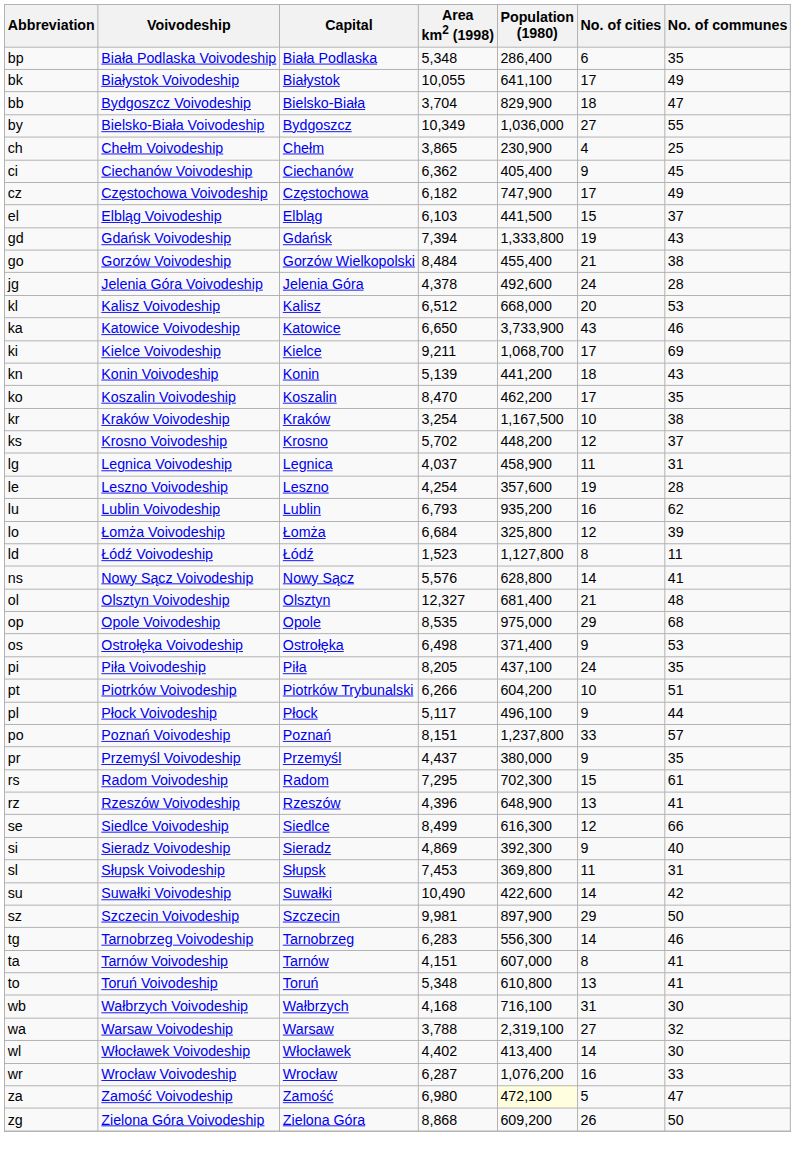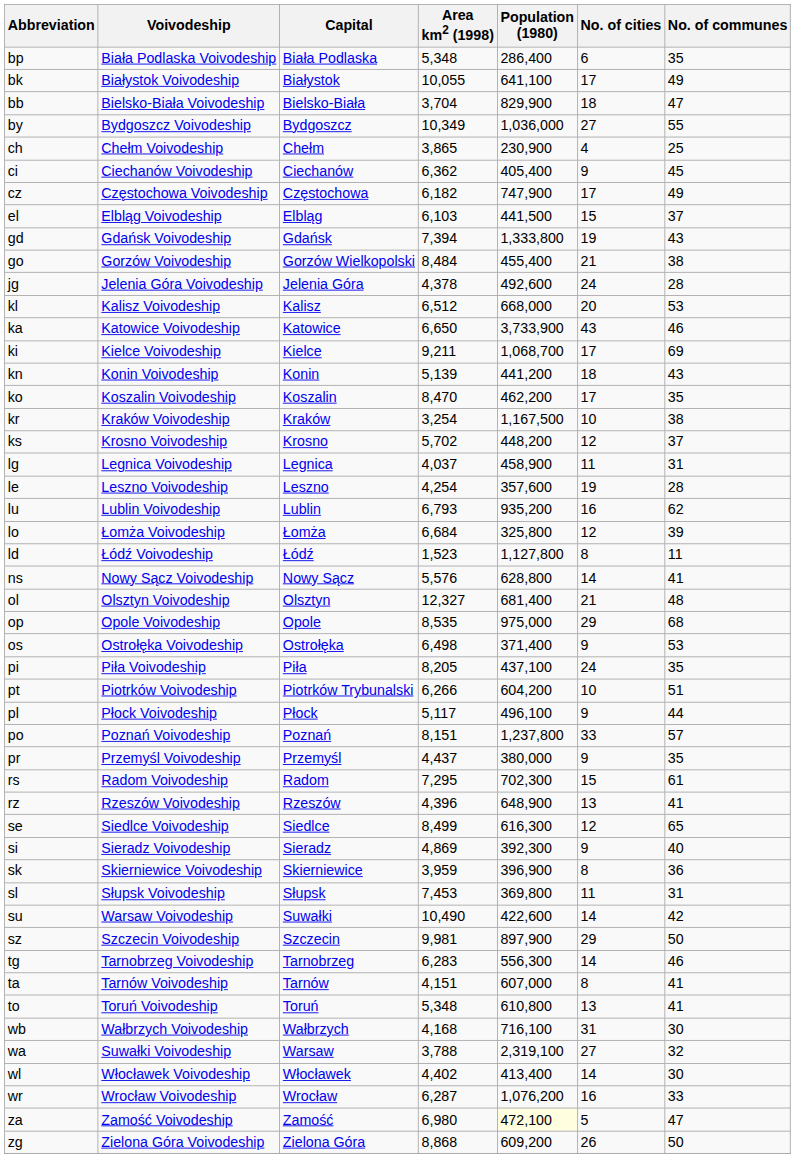(176, 103) Bydgoszcz Voivodeship -> (183, 103) Bielsko-Biała Voivodeship
(183, 125) Bielsko-Biała Voivodeship -> (176, 125) Bydgoszcz Voivodeship
(676, 826) 66 -> (676, 826) 65
+ row: (15, 871)
(166, 893) Suwałki Voivodeship -> (167, 916) Warsaw Voivodeship
(167, 1029) Warsaw Voivodeship -> (166, 1051) Suwałki Voivodeship
